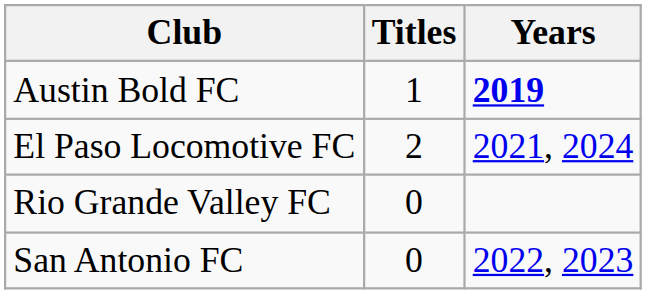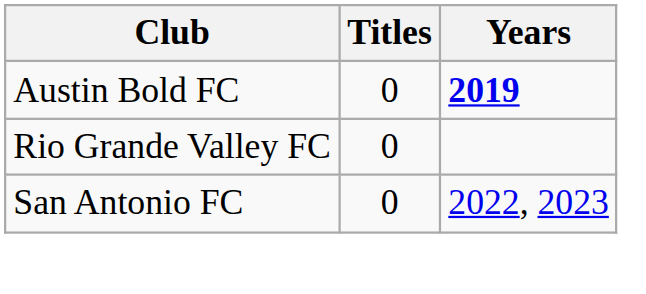(414, 89) 1 -> (390, 89) 0
- row: (184, 145)
